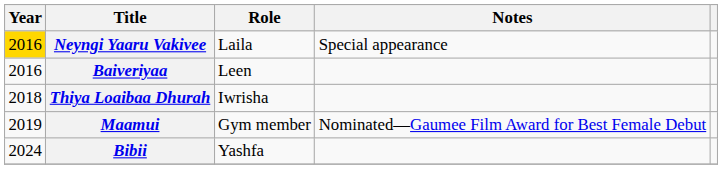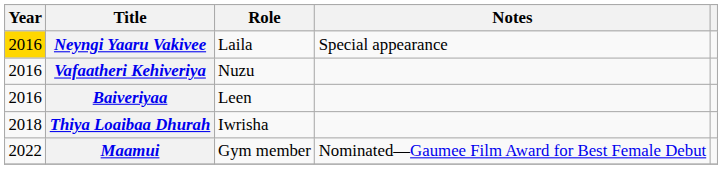+ row: (130, 71)
(25, 124) 2019 -> (25, 151) 2022
- row: (130, 151)
